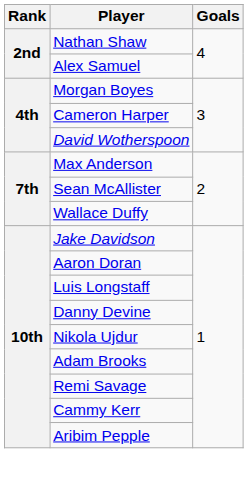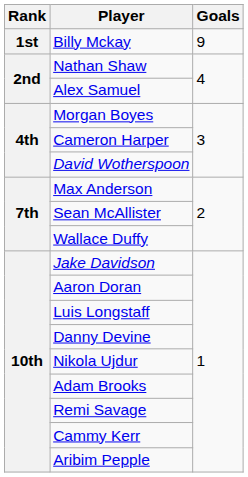+ row: (92, 41)
